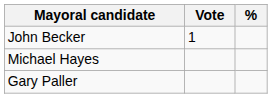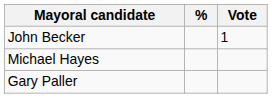columns swapped: (210, 15) <-> (251, 15)
